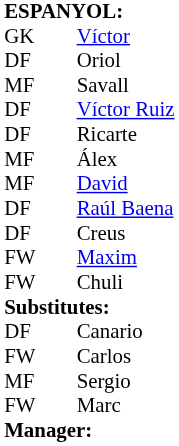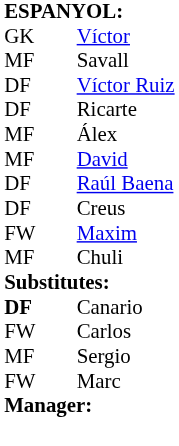- row: (99, 60)
(20, 282) FW -> (19, 257) MF
(18, 331) normal -> (18, 306) bold
